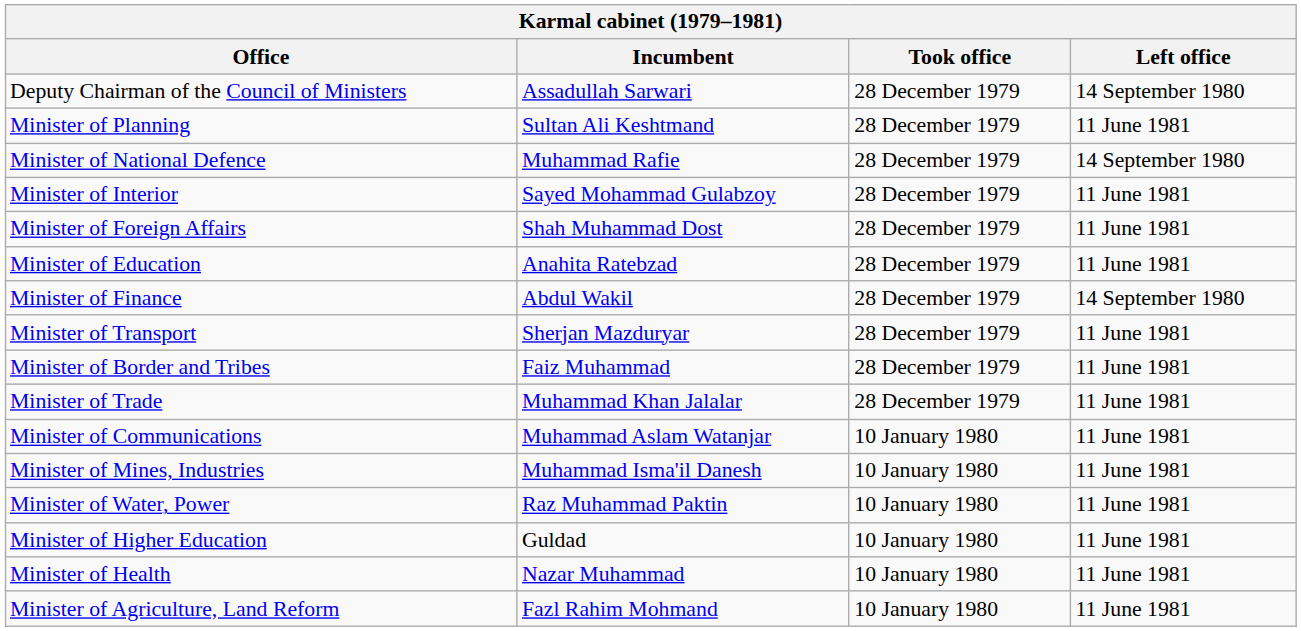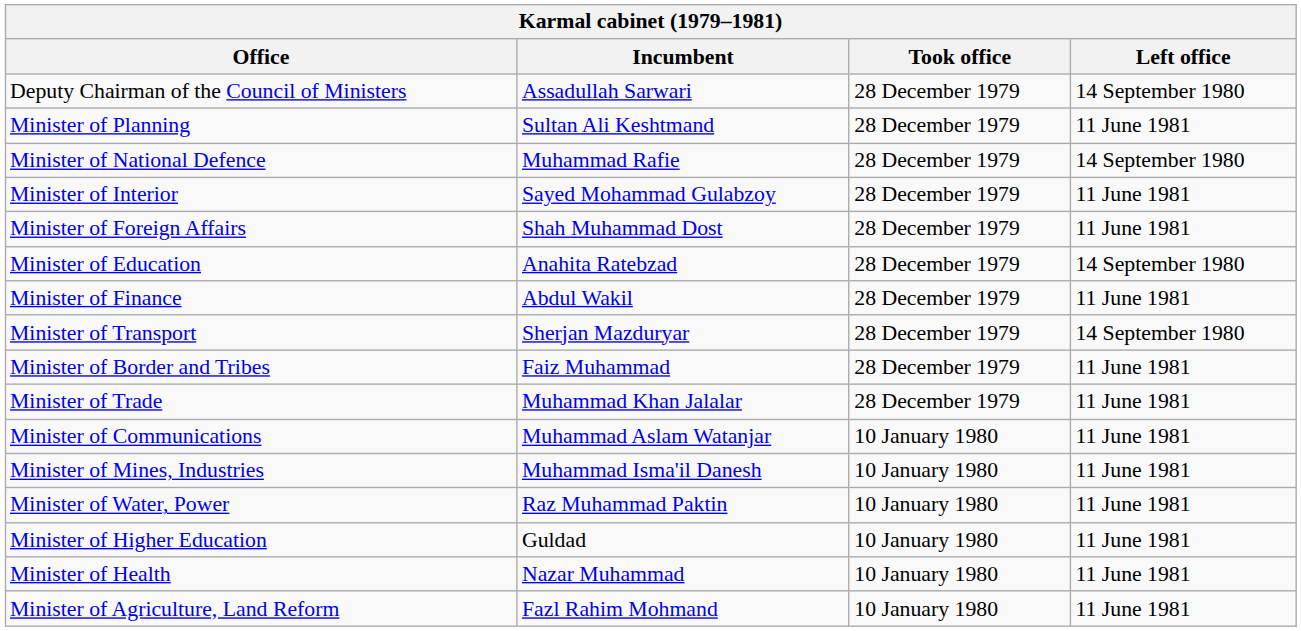(1133, 263) 11 June 1981 -> (1160, 263) 14 September 1980
(1160, 297) 14 September 1980 -> (1133, 297) 11 June 1981
(1133, 332) 11 June 1981 -> (1160, 332) 14 September 1980
